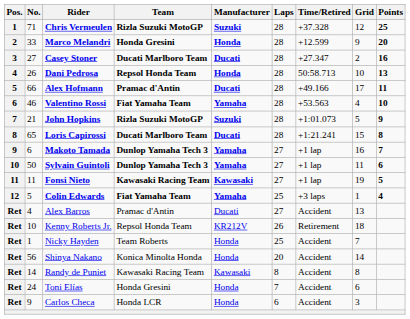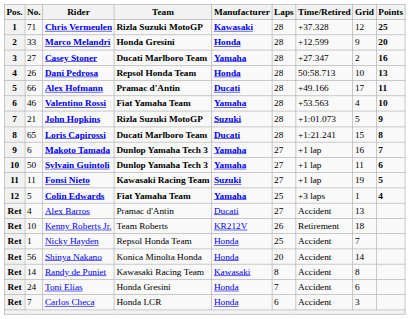(228, 27) Suzuki -> (233, 27) Kawasaki
(227, 58) Ducati -> (230, 58) Yamaha
(233, 180) Kawasaki -> (228, 180) Suzuki
(154, 226) Repsol Honda Team -> (142, 226) Team Roberts
(142, 241) Team Roberts -> (154, 241) Repsol Honda Team
(29, 302) 9 -> (29, 302) 7
